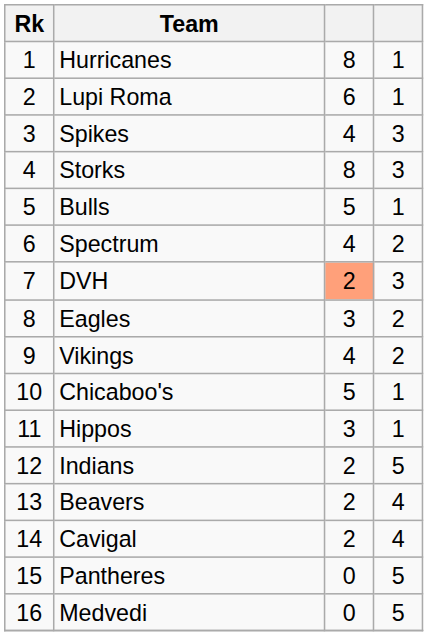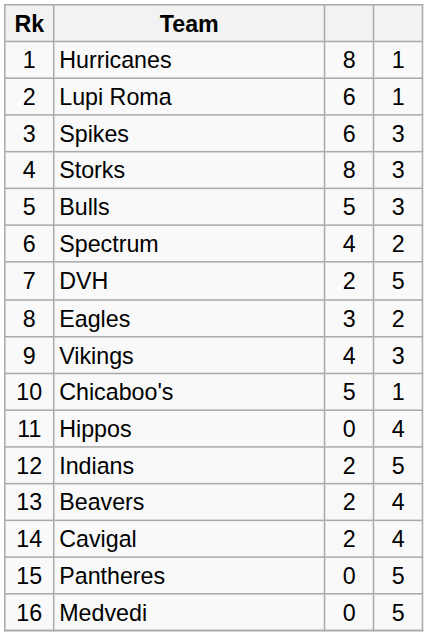(349, 134) 4 -> (349, 134) 6
(398, 207) 1 -> (398, 207) 3
(349, 281) lightsalmon background -> (349, 281) no background
(398, 281) 3 -> (398, 281) 5
(398, 355) 2 -> (398, 355) 3
(349, 428) 3 -> (349, 428) 0
(398, 428) 1 -> (398, 428) 4
